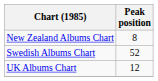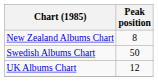(135, 53) 52 -> (135, 53) 50
